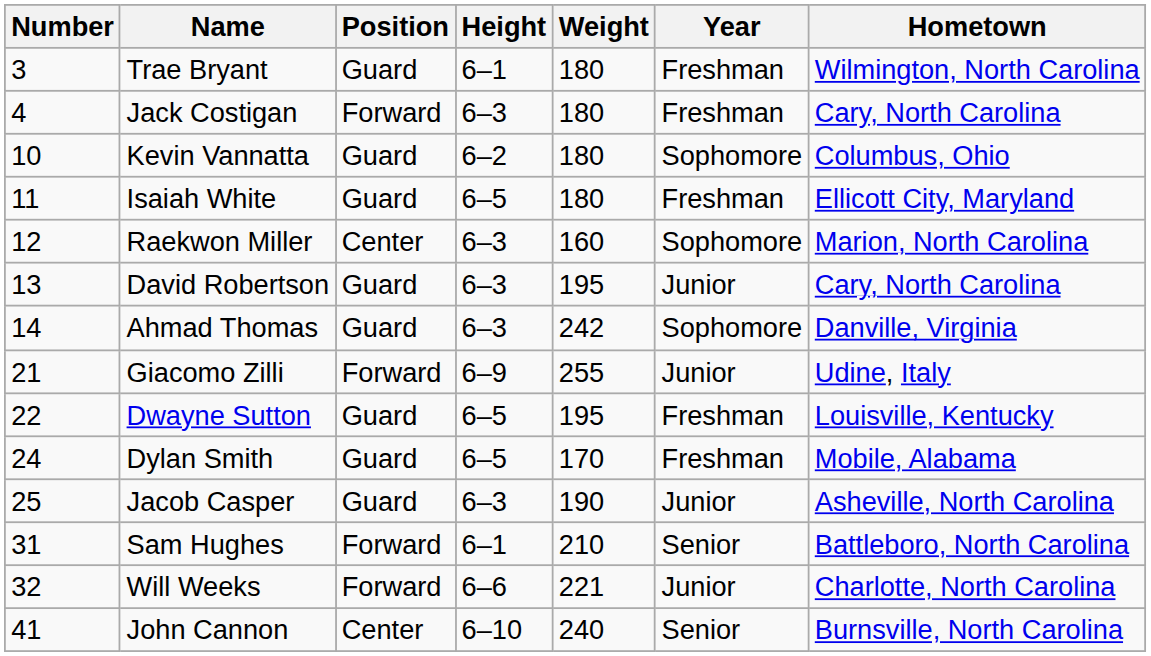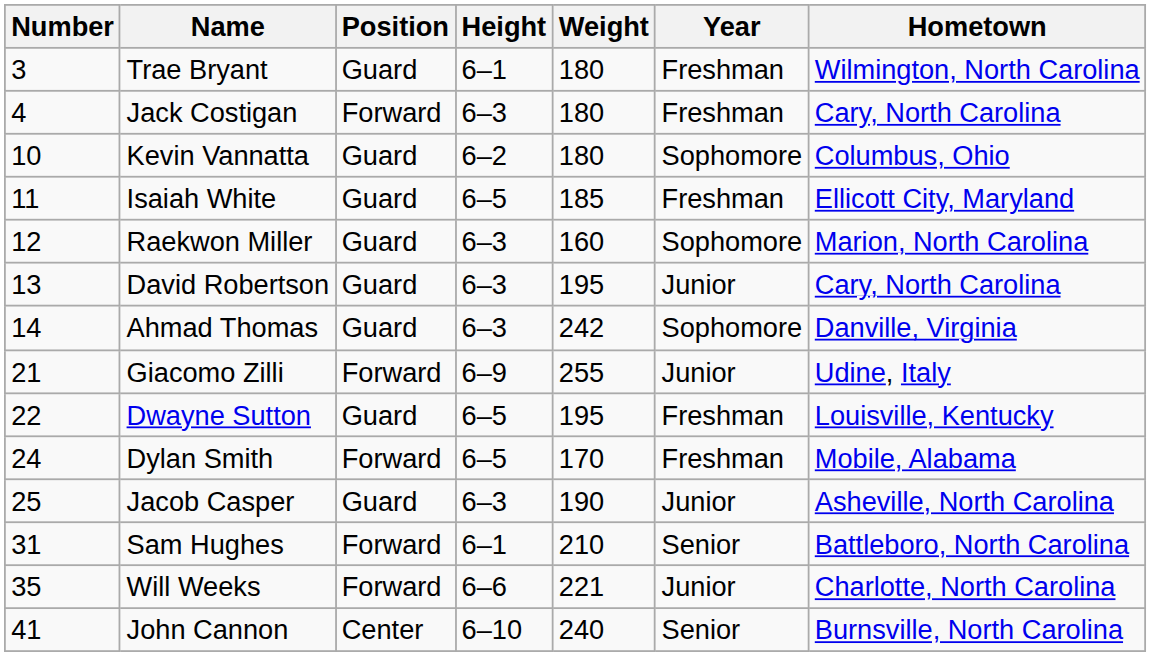(581, 199) 180 -> (581, 199) 185
(383, 242) Center -> (380, 242) Guard
(380, 457) Guard -> (392, 457) Forward
(26, 587) 32 -> (26, 587) 35
